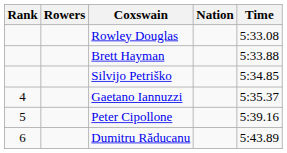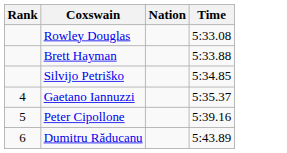- column: (65, 14)
